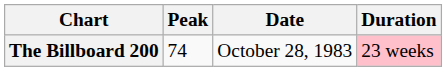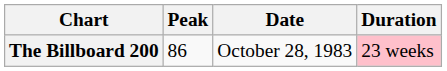(177, 50) 74 -> (177, 50) 86
